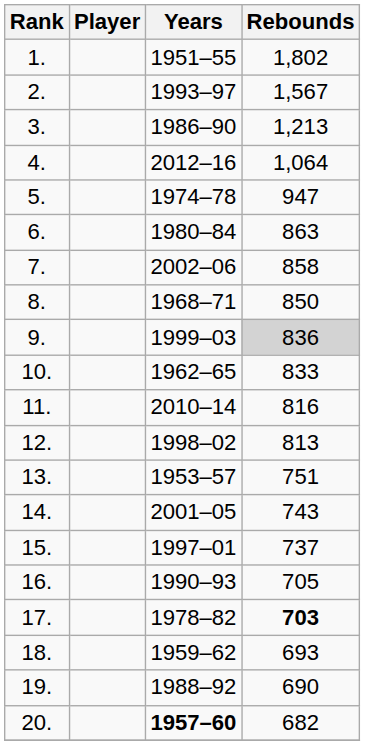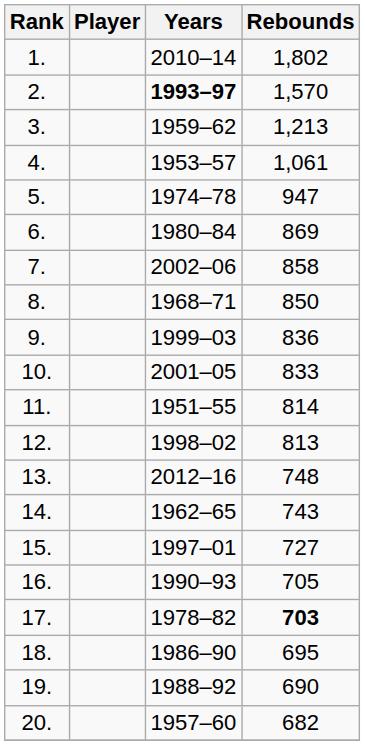(193, 57) 1951–55 -> (193, 57) 2010–14
(193, 92) normal -> (193, 92) bold
(301, 92) 1,567 -> (301, 92) 1,570
(193, 127) 1986–90 -> (193, 127) 1959–62
(193, 162) 2012–16 -> (193, 162) 1953–57
(301, 162) 1,064 -> (301, 162) 1,061
(301, 232) 863 -> (301, 232) 869
(301, 337) lightgrey background -> (301, 337) no background
(193, 372) 1962–65 -> (193, 372) 2001–05
(193, 407) 2010–14 -> (193, 407) 1951–55
(301, 407) 816 -> (301, 407) 814
(193, 477) 1953–57 -> (193, 477) 2012–16
(301, 477) 751 -> (301, 477) 748
(193, 512) 2001–05 -> (193, 512) 1962–65
(301, 547) 737 -> (301, 547) 727
(193, 652) 1959–62 -> (193, 652) 1986–90
(301, 652) 693 -> (301, 652) 695
(193, 722) bold -> (193, 722) normal
